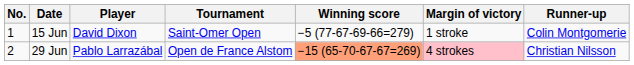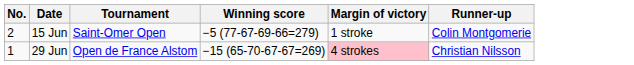- column: (118, 14)
(10, 33) 1 -> (10, 33) 2
(10, 51) 2 -> (10, 51) 1
(359, 51) lightsalmon background -> (264, 51) no background
